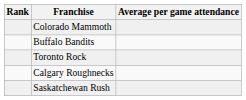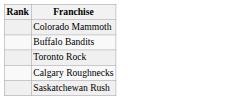- column: (179, 12)
